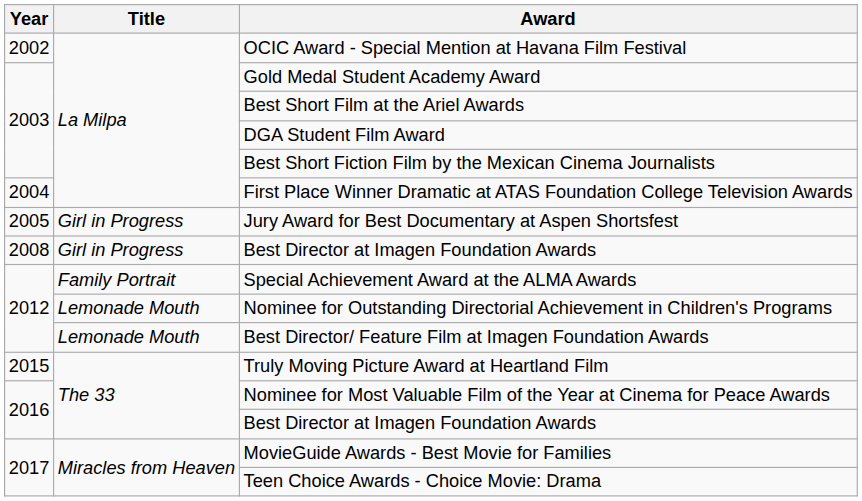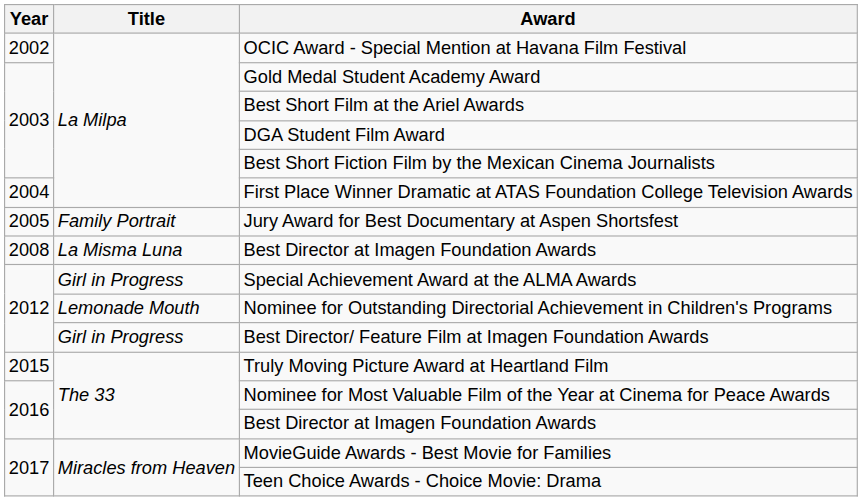(121, 221) Girl in Progress -> (117, 221) Family Portrait
(121, 250) Girl in Progress -> (120, 250) La Misma Luna
(117, 279) Family Portrait -> (121, 279) Girl in Progress
(129, 337) Lemonade Mouth -> (121, 337) Girl in Progress
